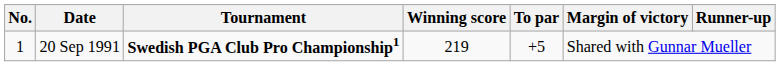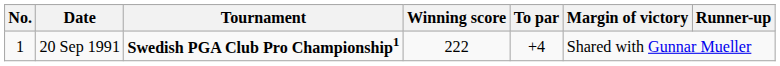(457, 46) 219 -> (457, 46) 222
(536, 46) +5 -> (536, 46) +4
